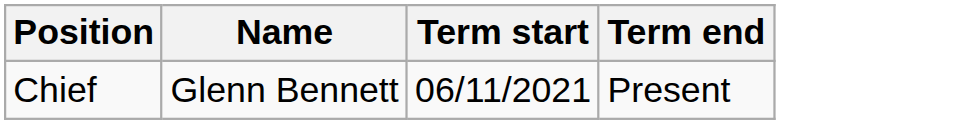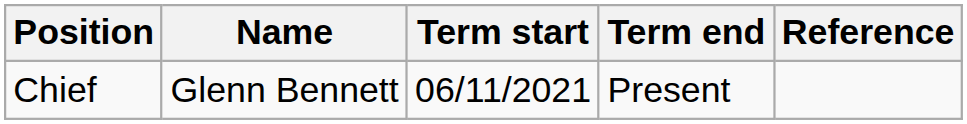+ column: (868, 32)
